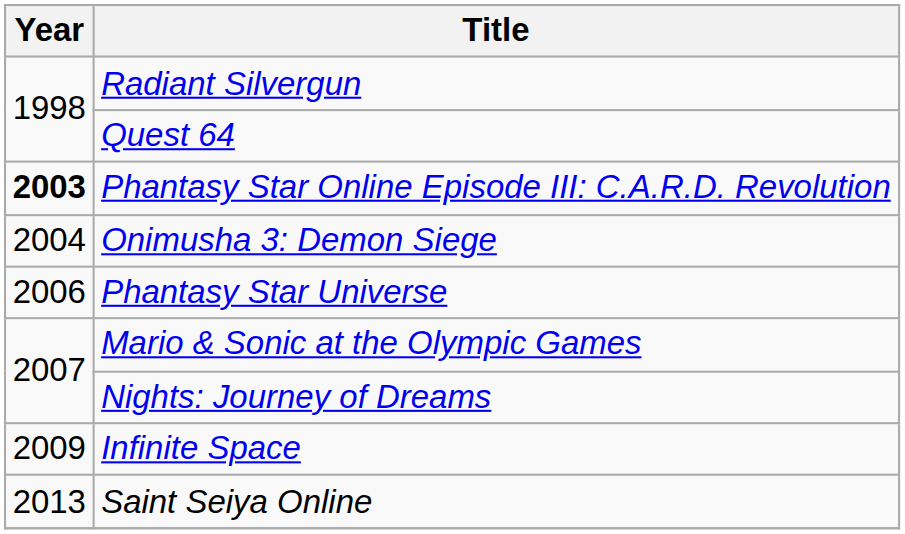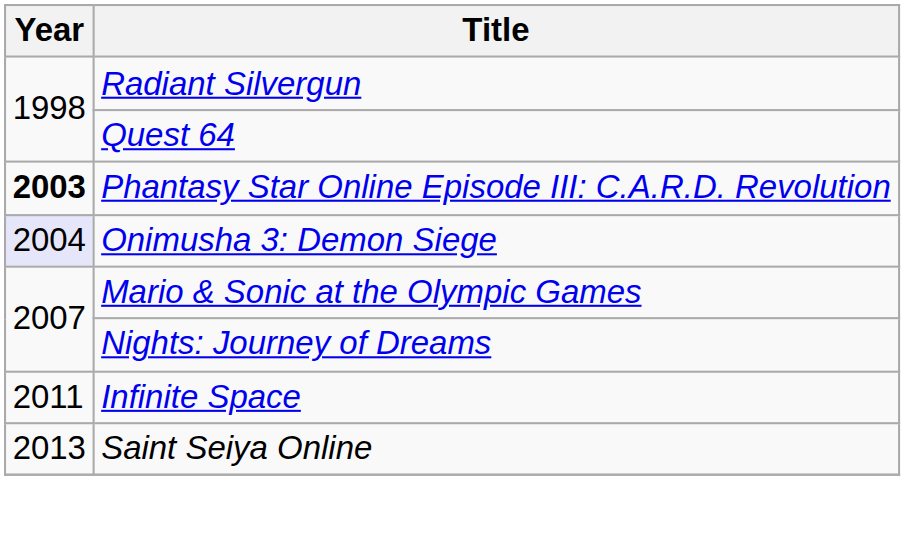(49, 239) no background -> (49, 239) lavender background
- row: (274, 291)
(49, 448) 2009 -> (48, 396) 2011
